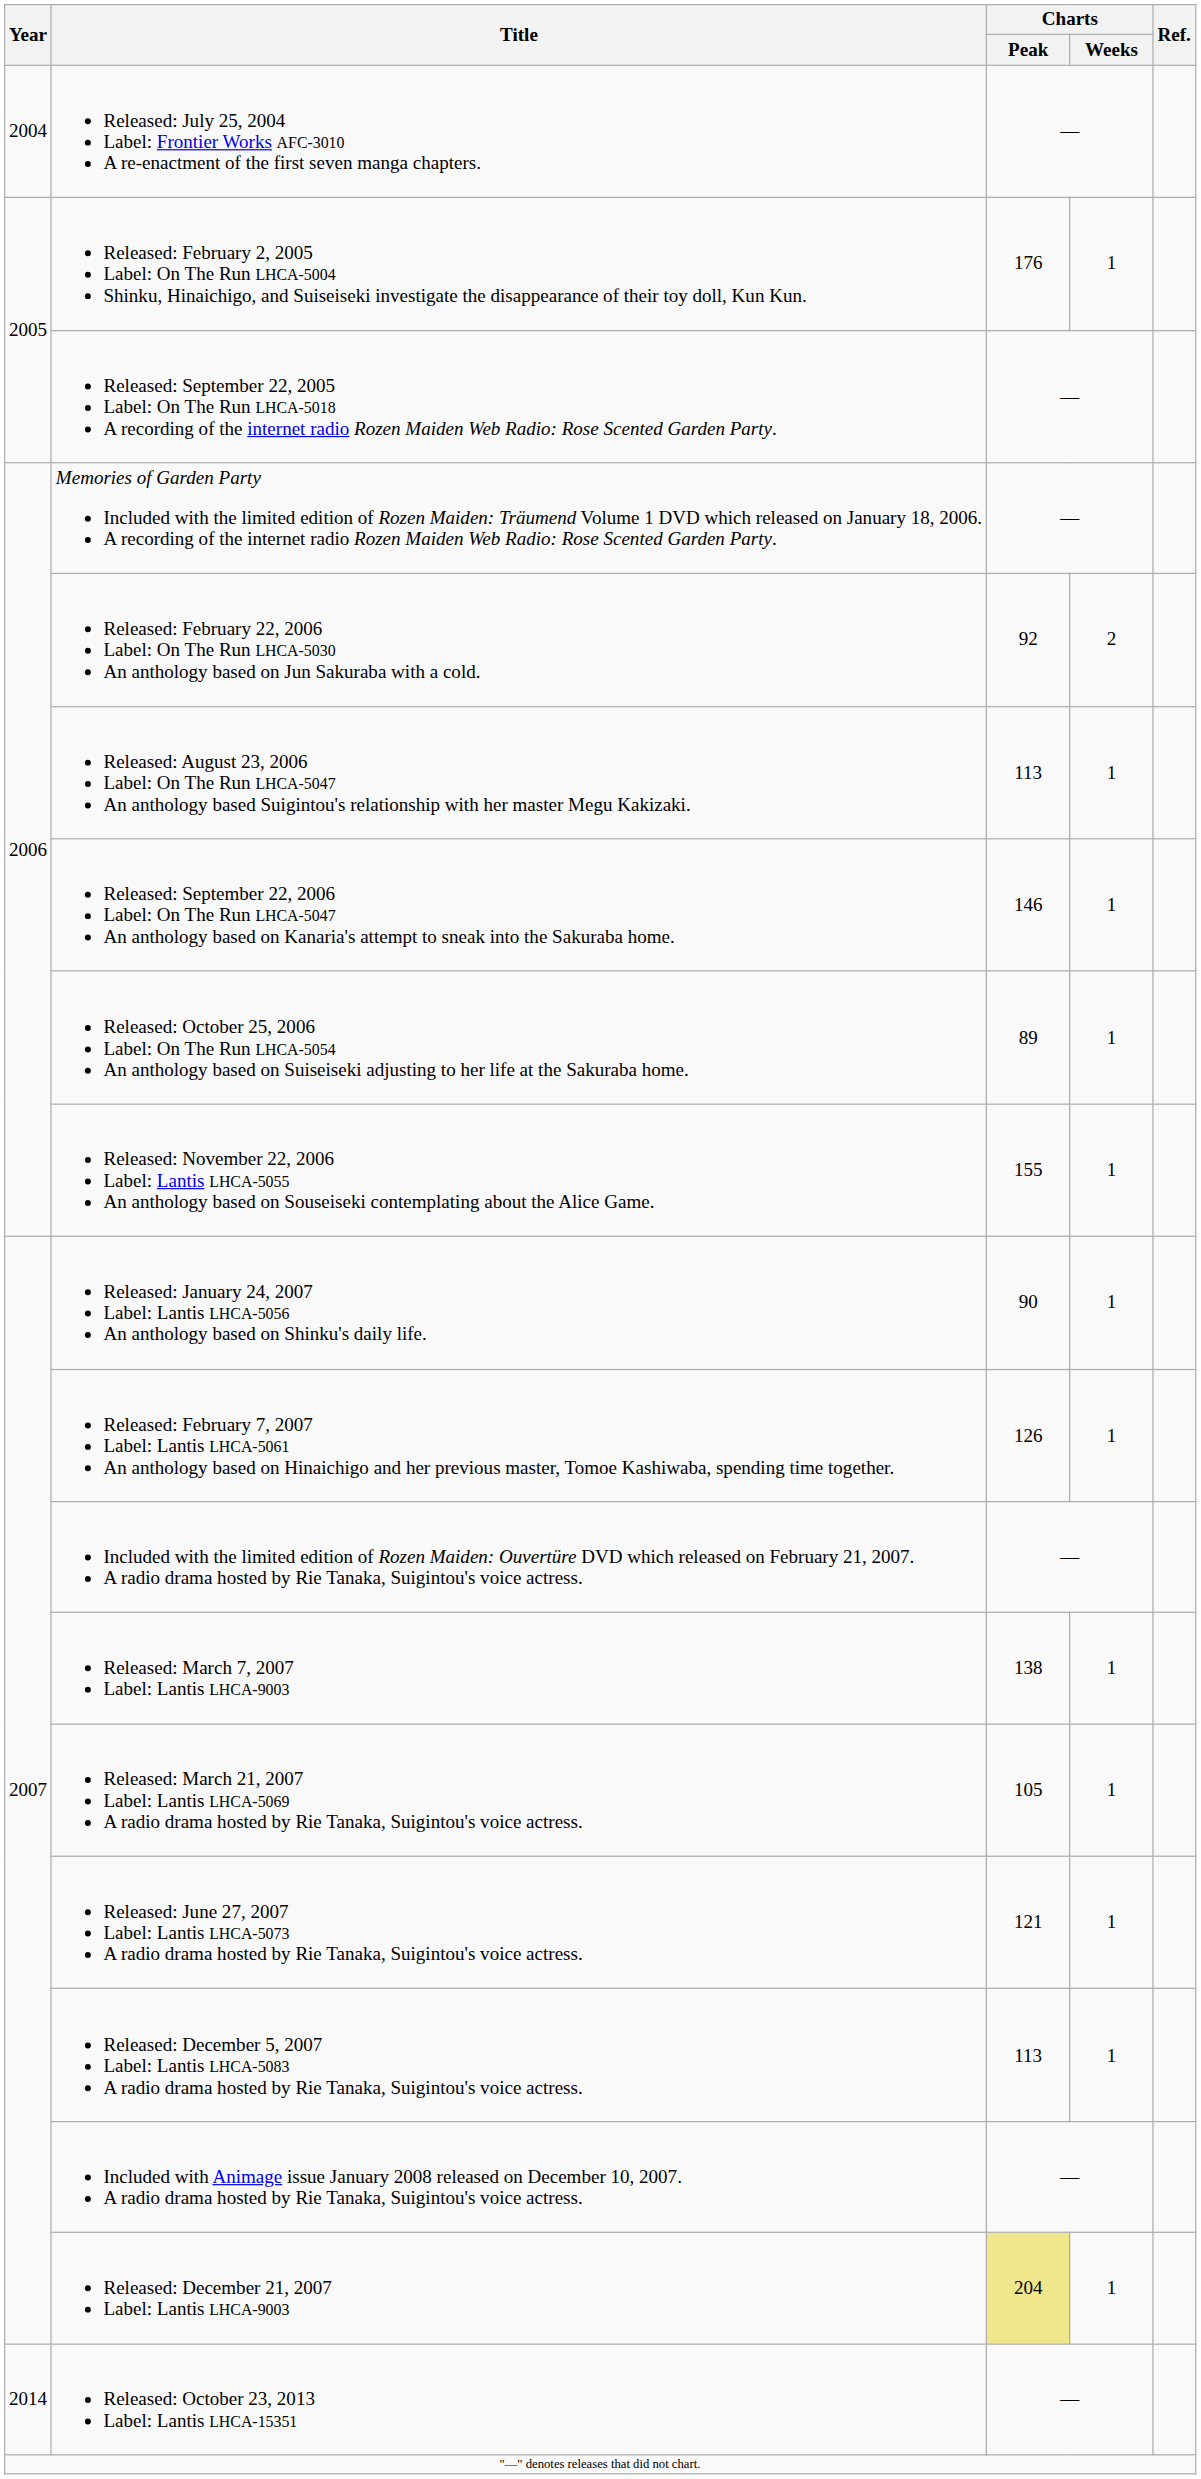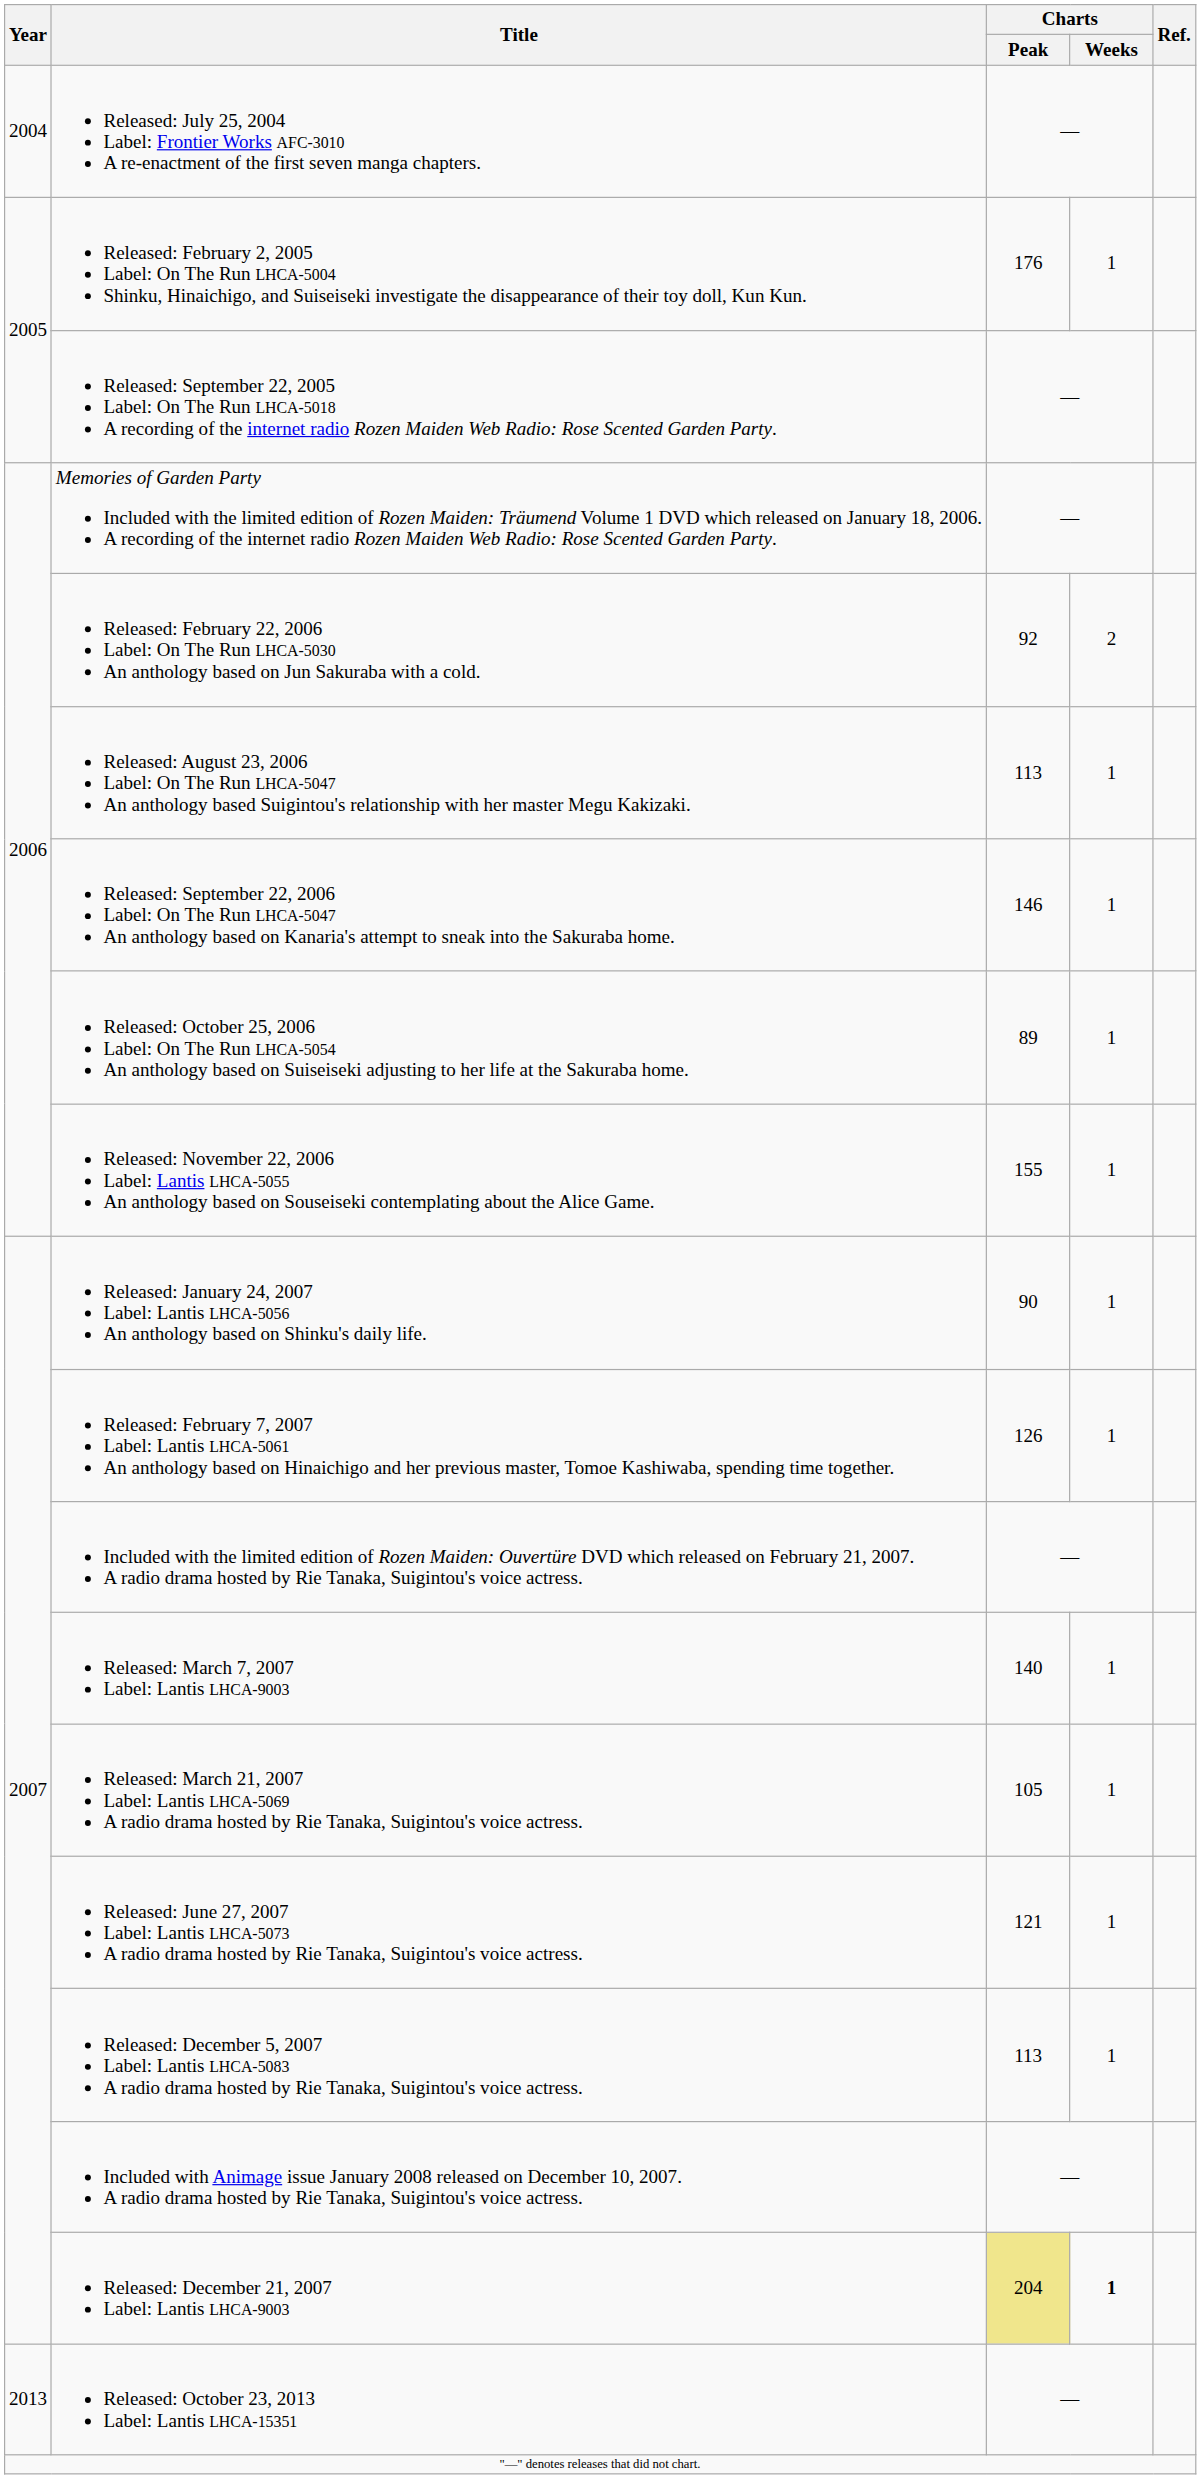(1028, 1668) 138 -> (1028, 1668) 140
(1112, 2287) normal -> (1112, 2287) bold
(28, 2399) 2014 -> (28, 2399) 2013
